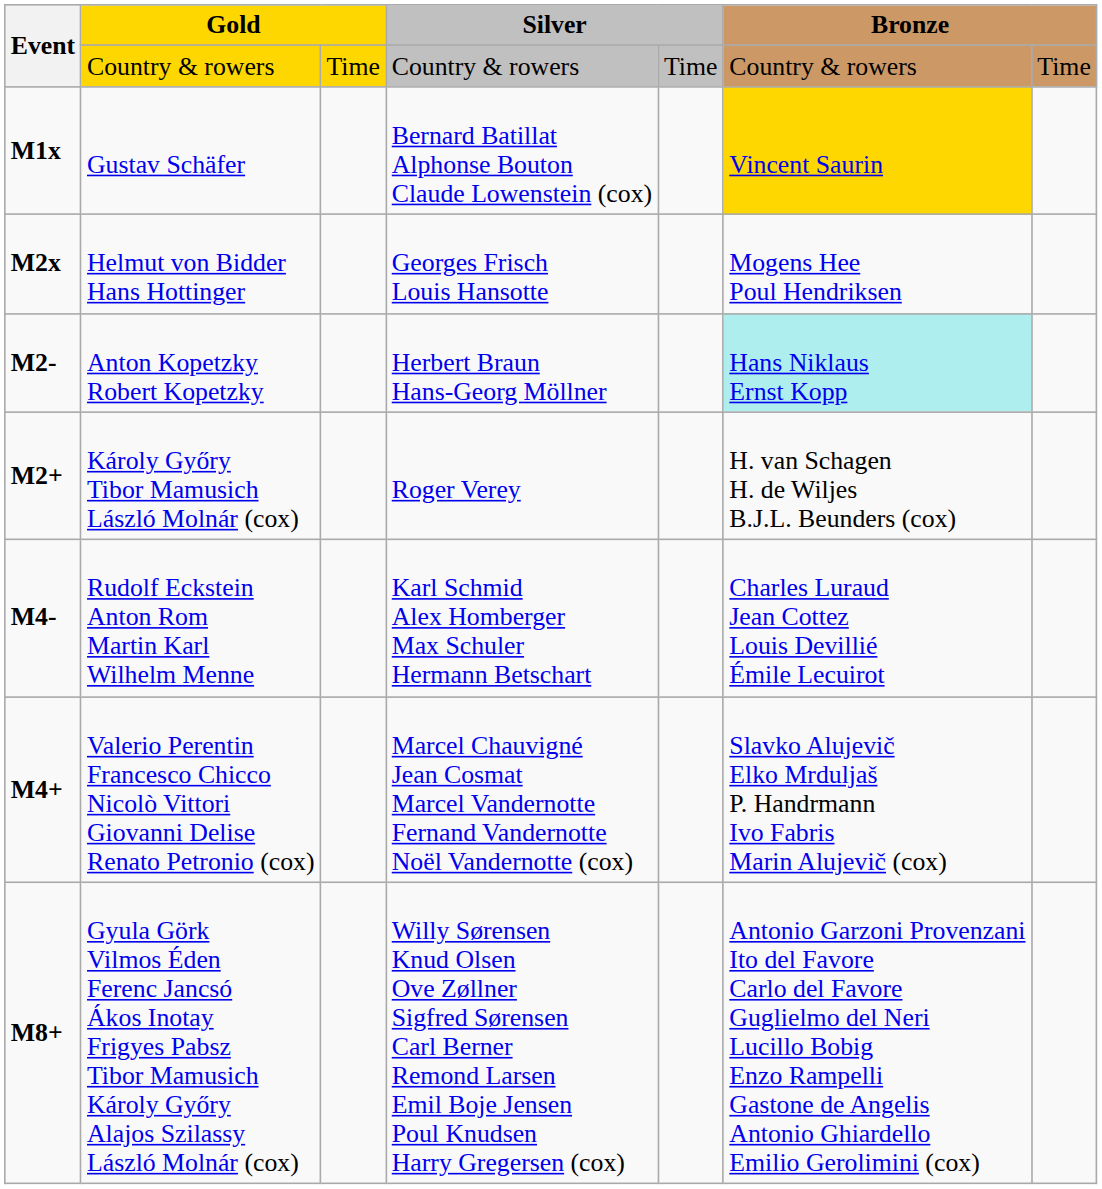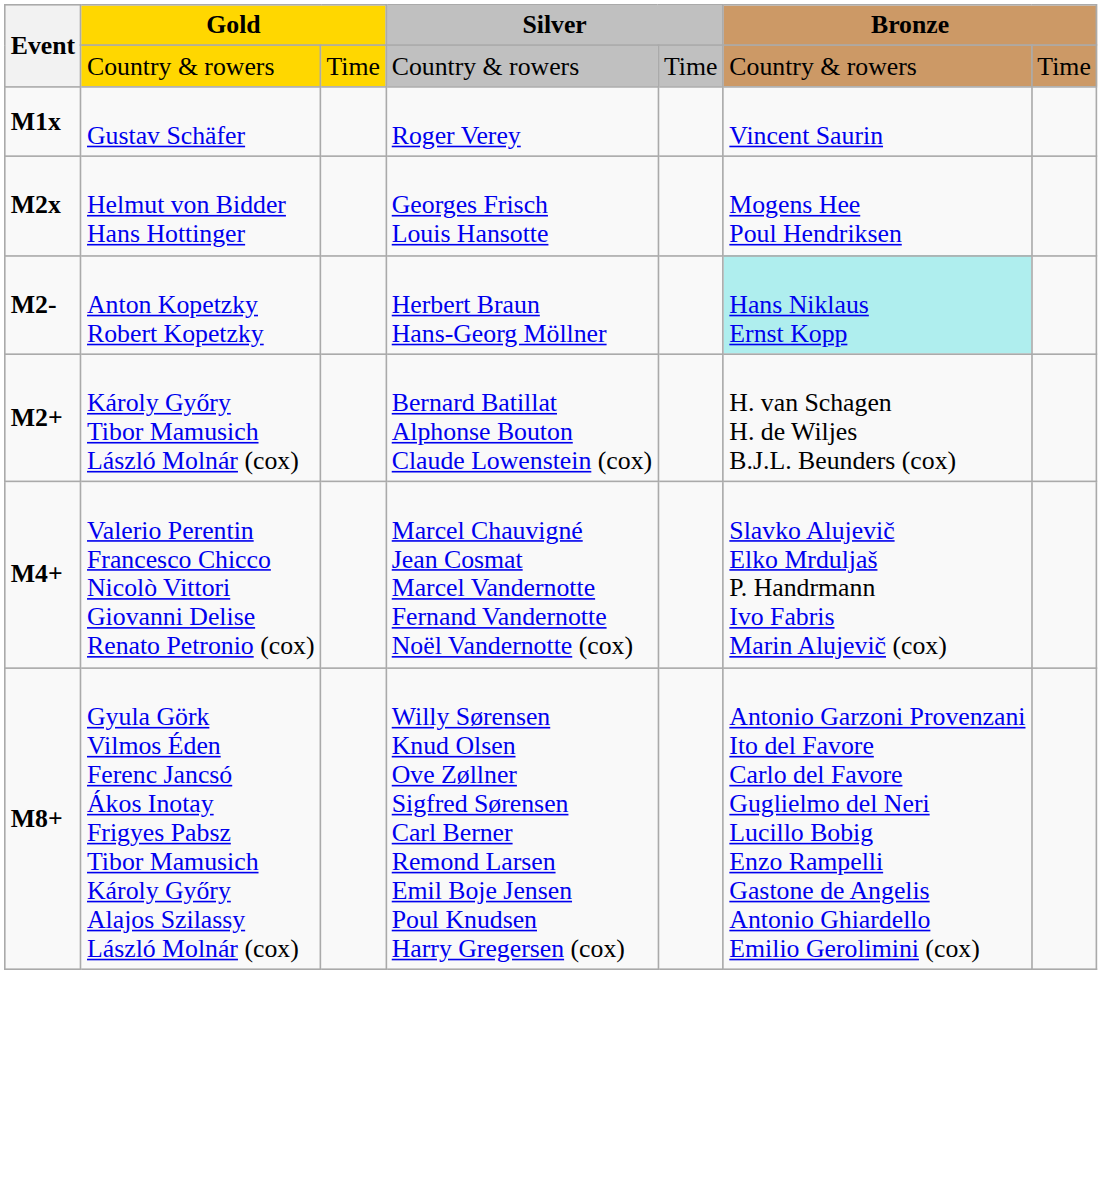(522, 164) Bernard Batillat Alphonse Bouton Claude Lowenstein (cox) -> (456, 135) Roger Verey
(806, 164) gold background -> (806, 135) no background
(456, 490) Roger Verey -> (522, 432) Bernard Batillat Alphonse Bouton Claude Lowenstein (cox)
- row: (171, 632)
